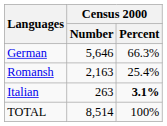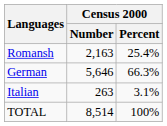rows swapped: (27, 53) <-> (30, 72)
(145, 92) bold -> (147, 92) normal
